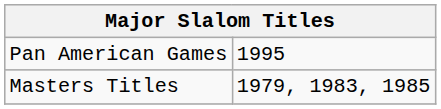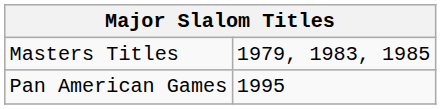rows swapped: (94, 87) <-> (118, 54)
